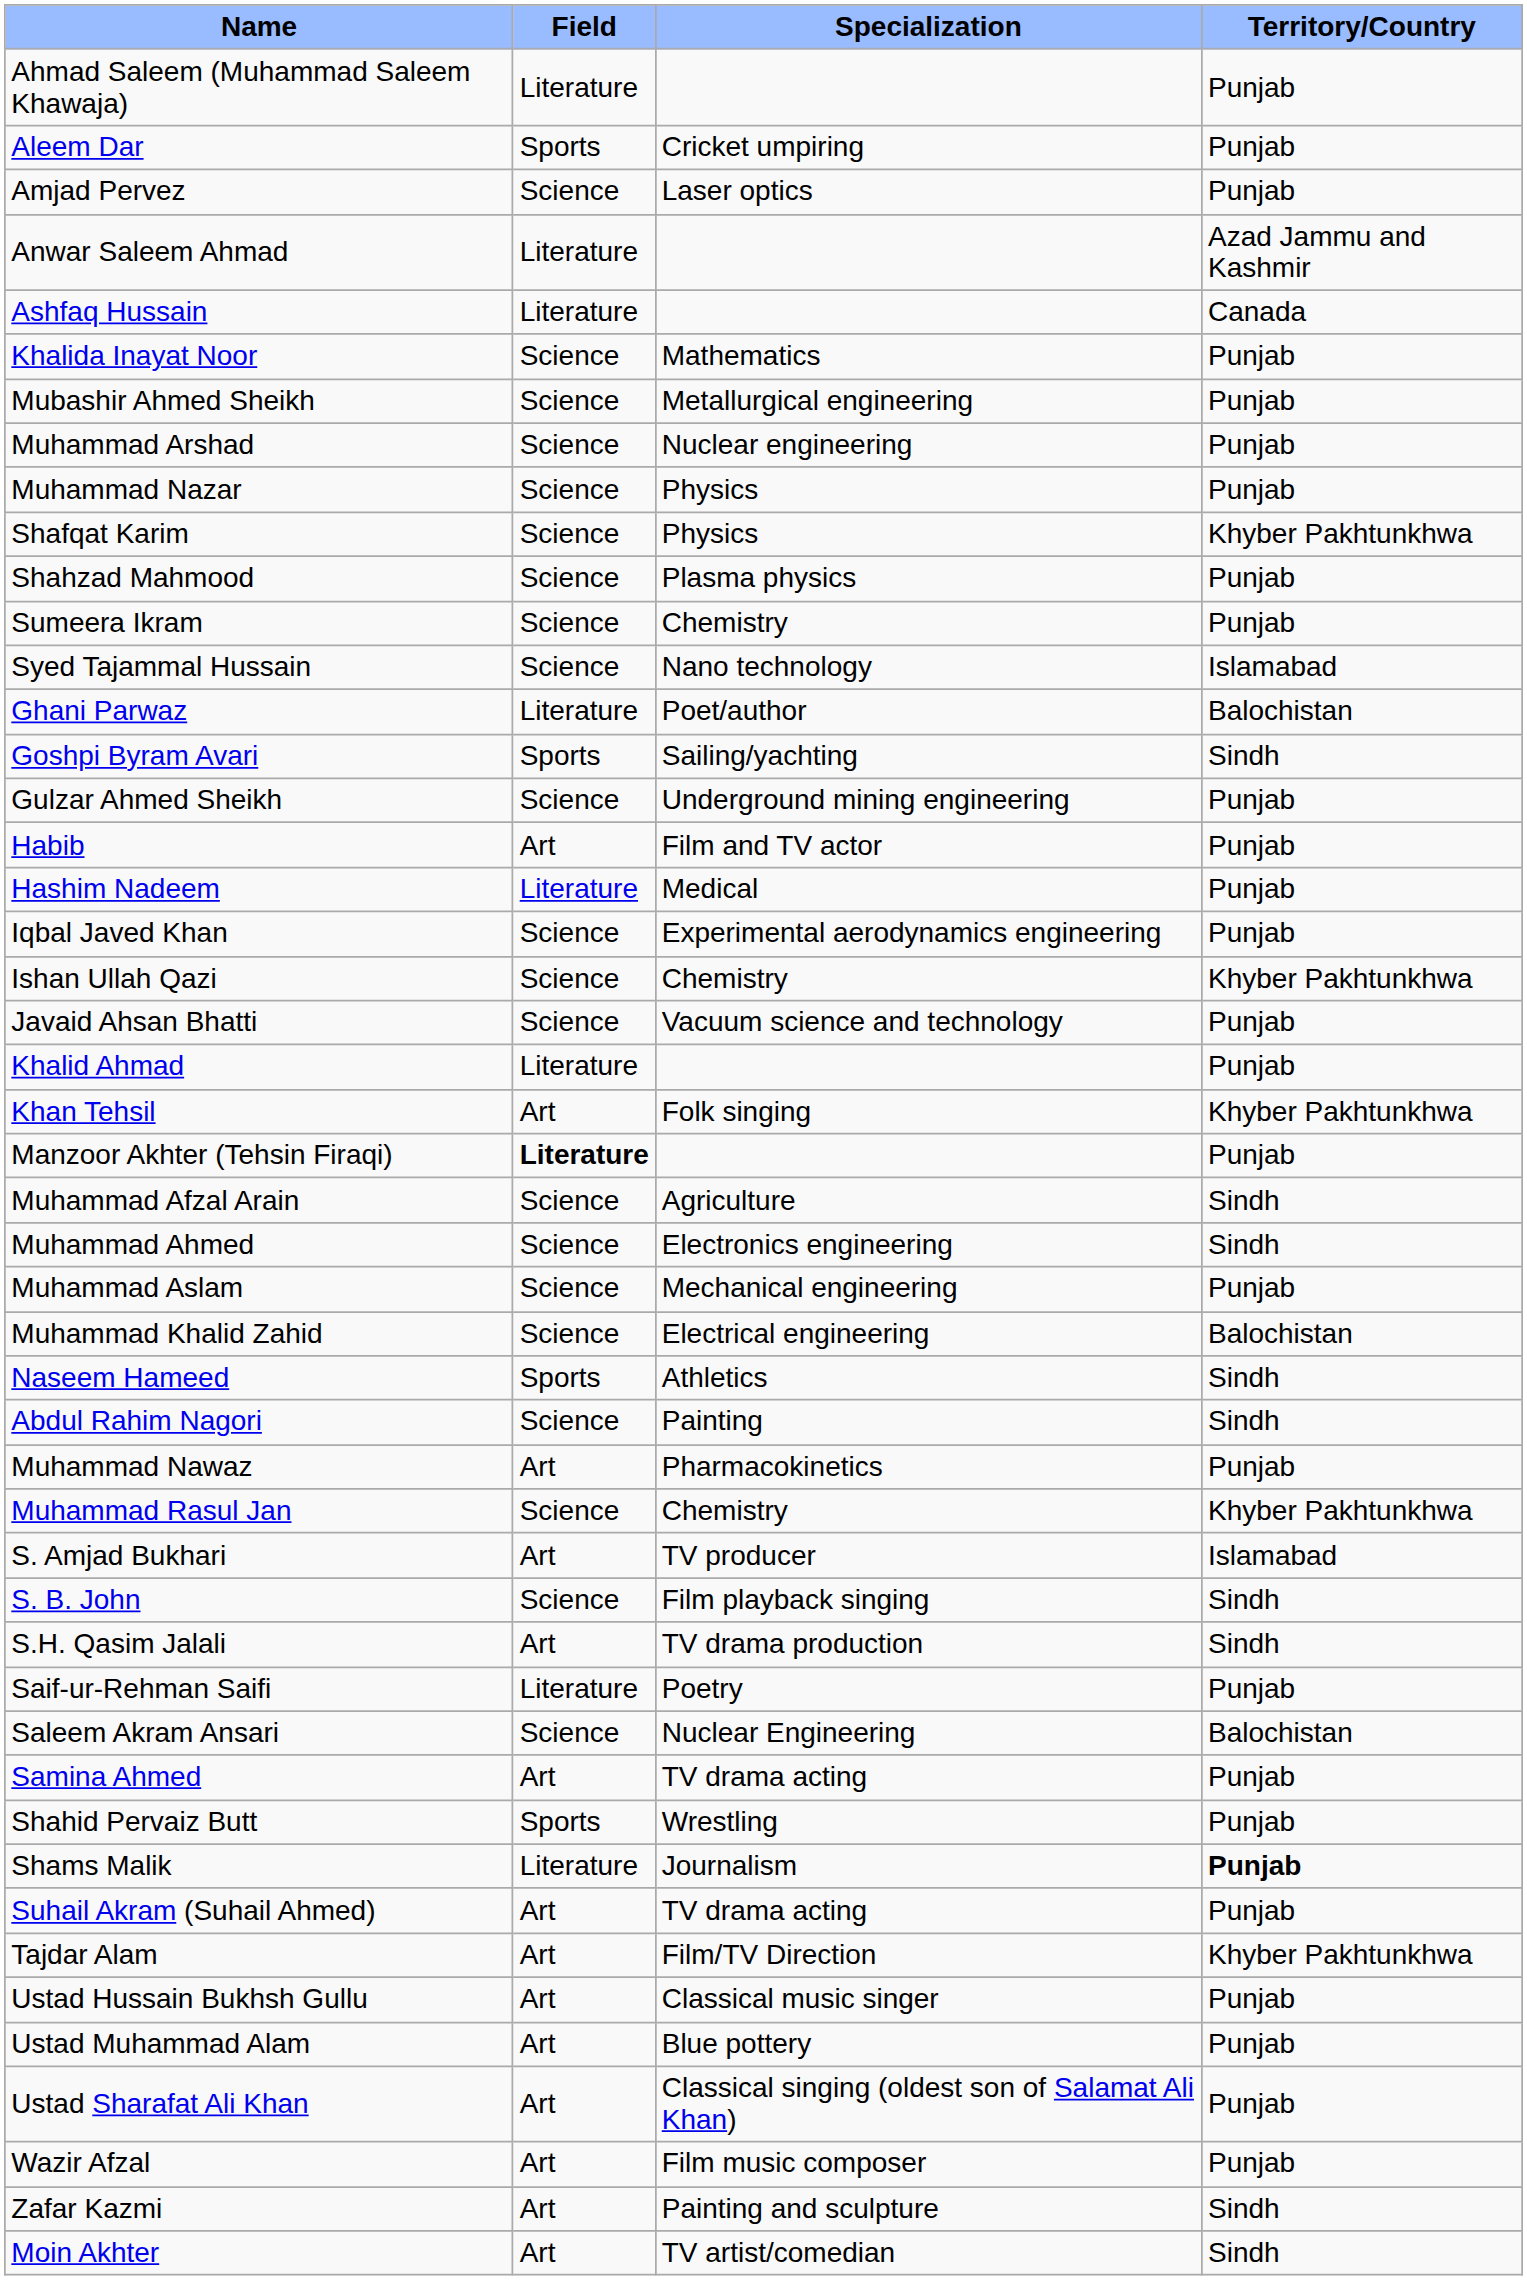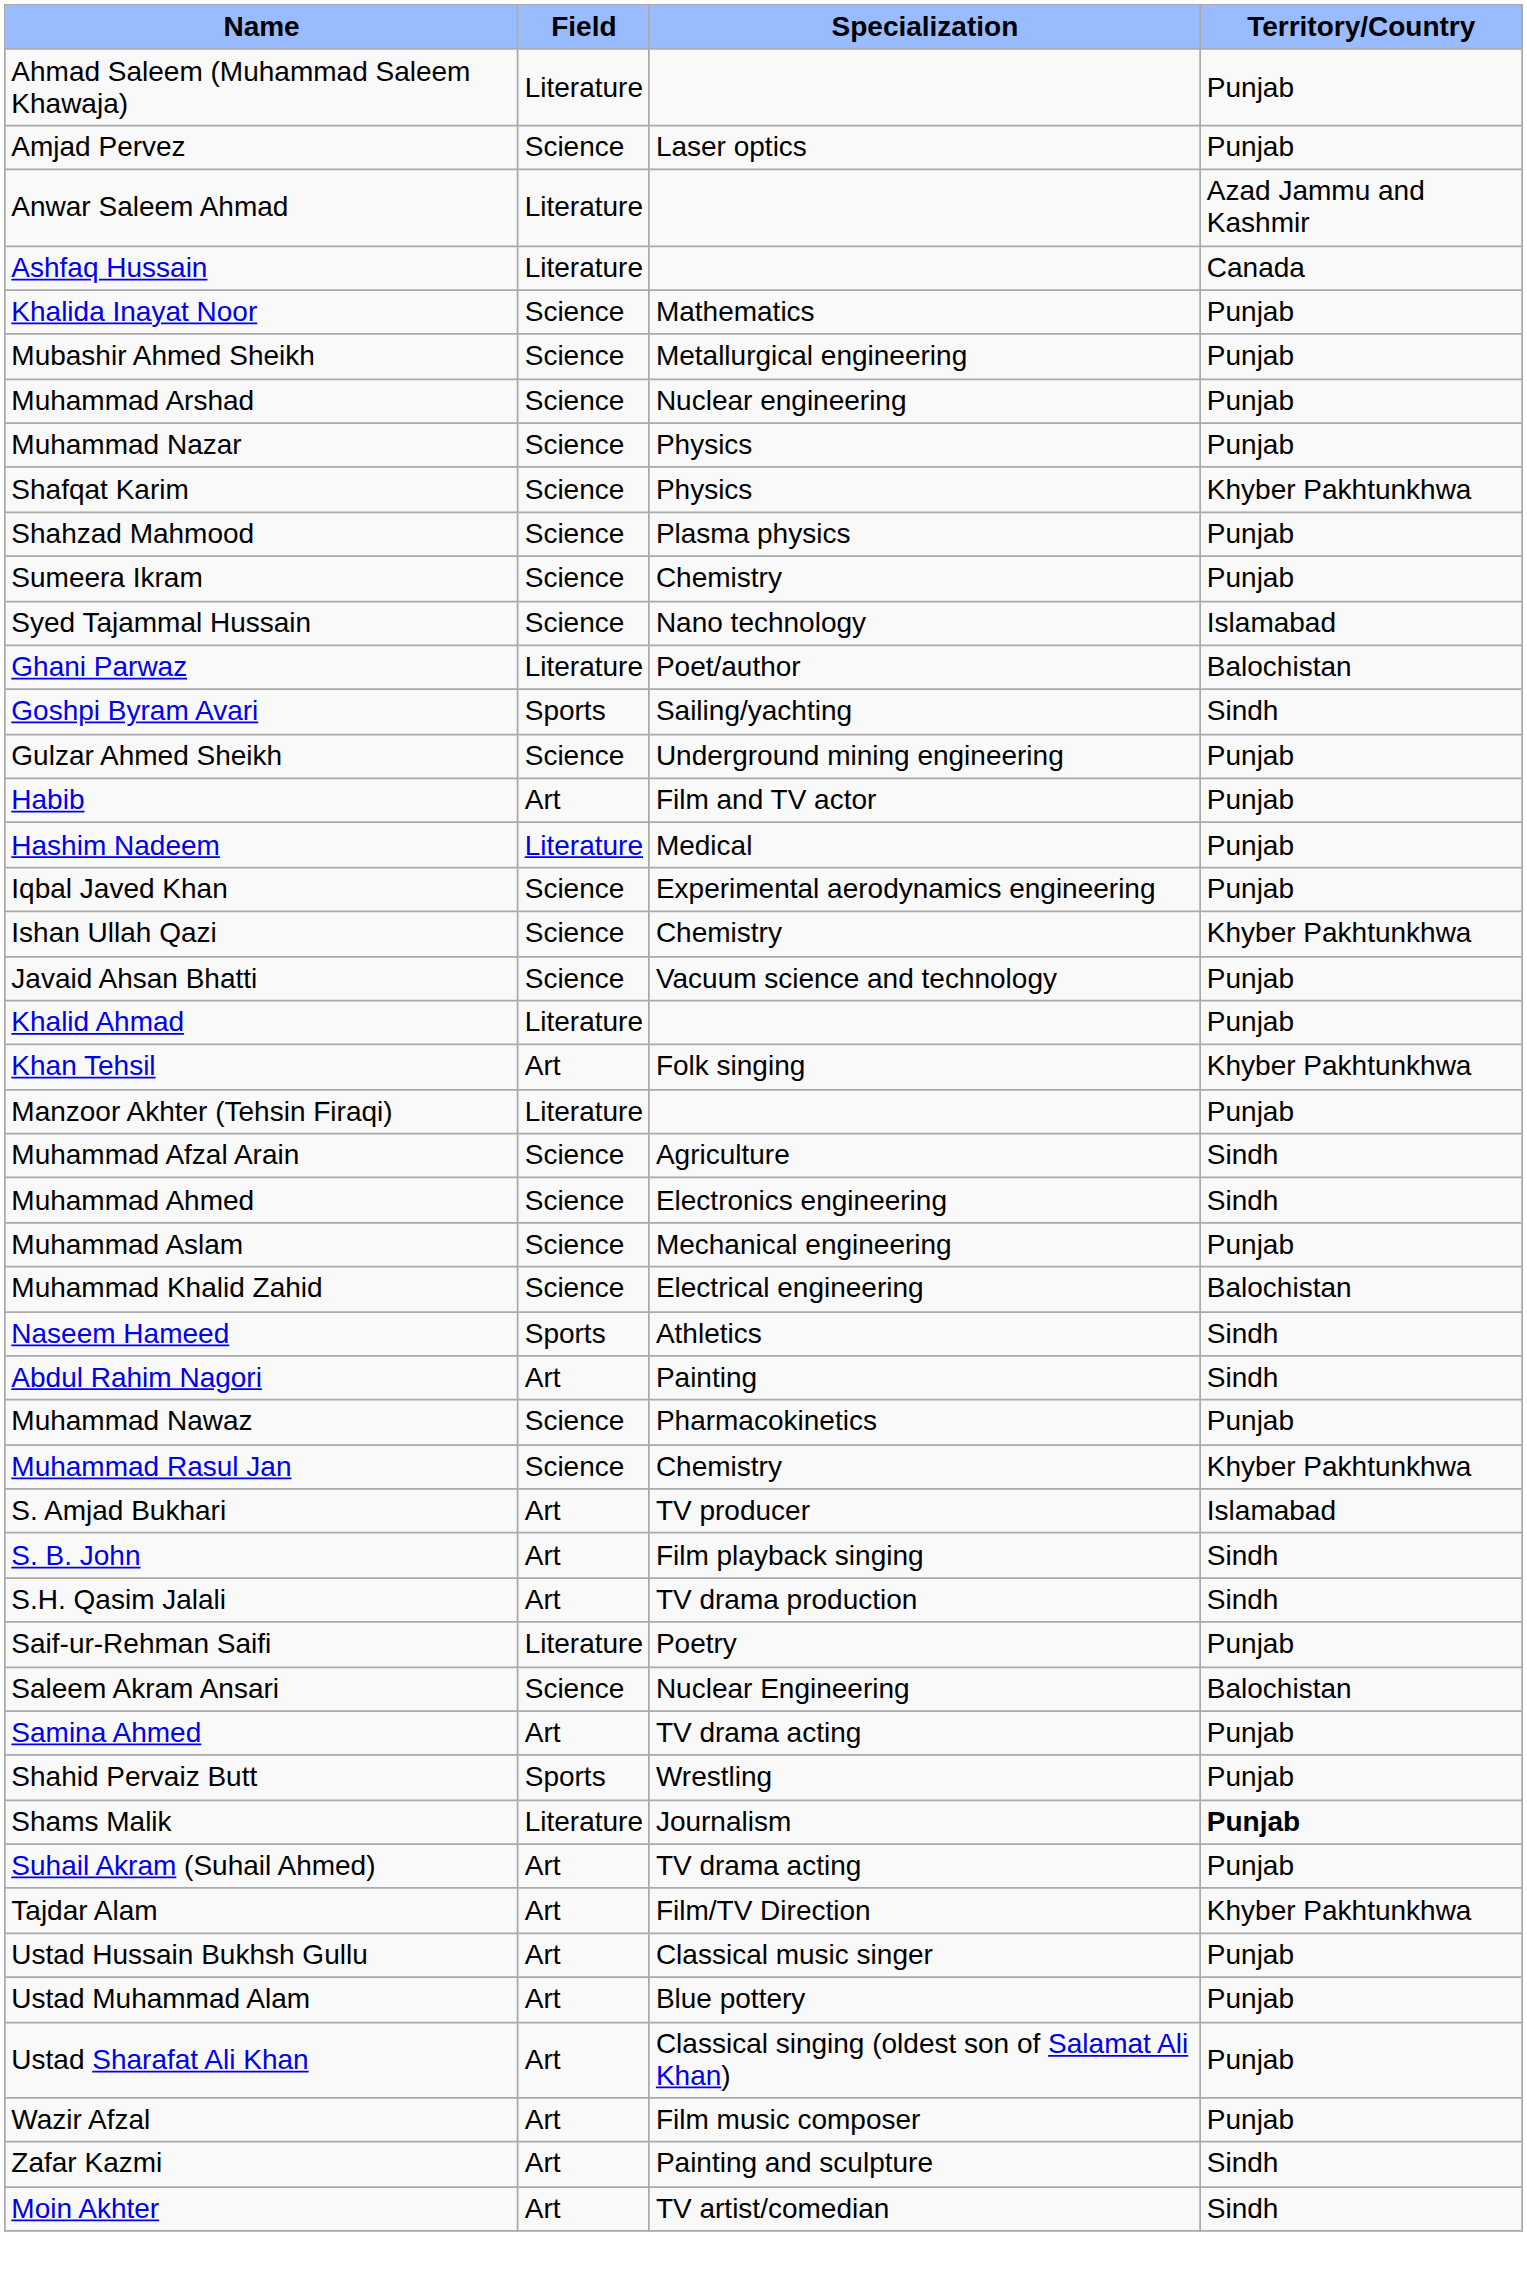- row: (77, 147)
(584, 1155) bold -> (584, 1111) normal
(569, 1421) Science -> (543, 1377) Art
(538, 1466) Art -> (575, 1421) Science
(569, 1599) Science -> (543, 1555) Art
